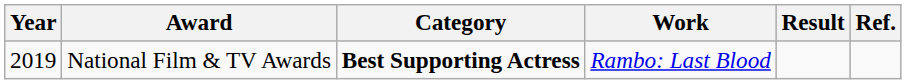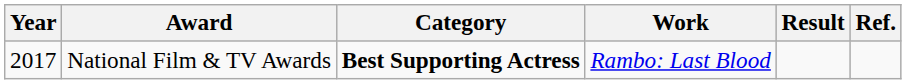(33, 59) 2019 -> (33, 59) 2017
